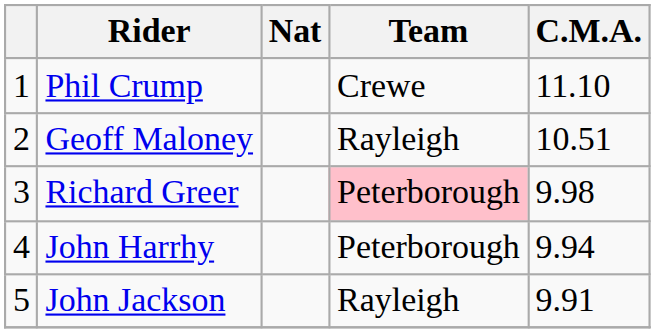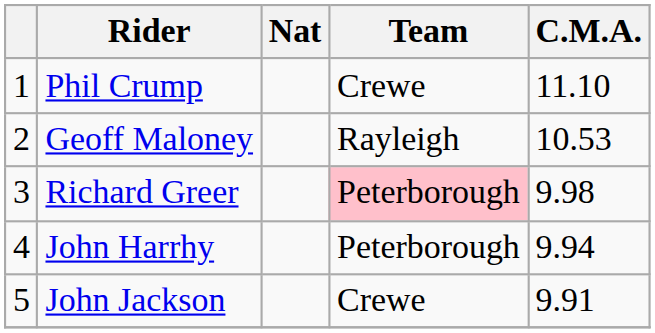(574, 138) 10.51 -> (574, 138) 10.53
(398, 300) Rayleigh -> (381, 300) Crewe
